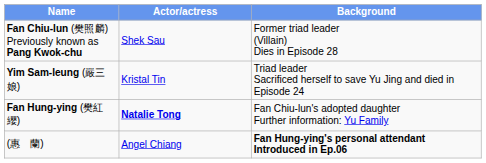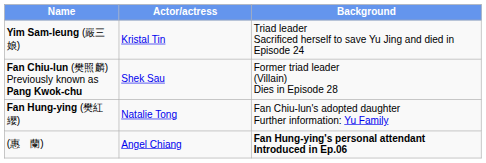rows swapped: (57, 41) <-> (56, 80)
(151, 115) bold -> (149, 115) normal
